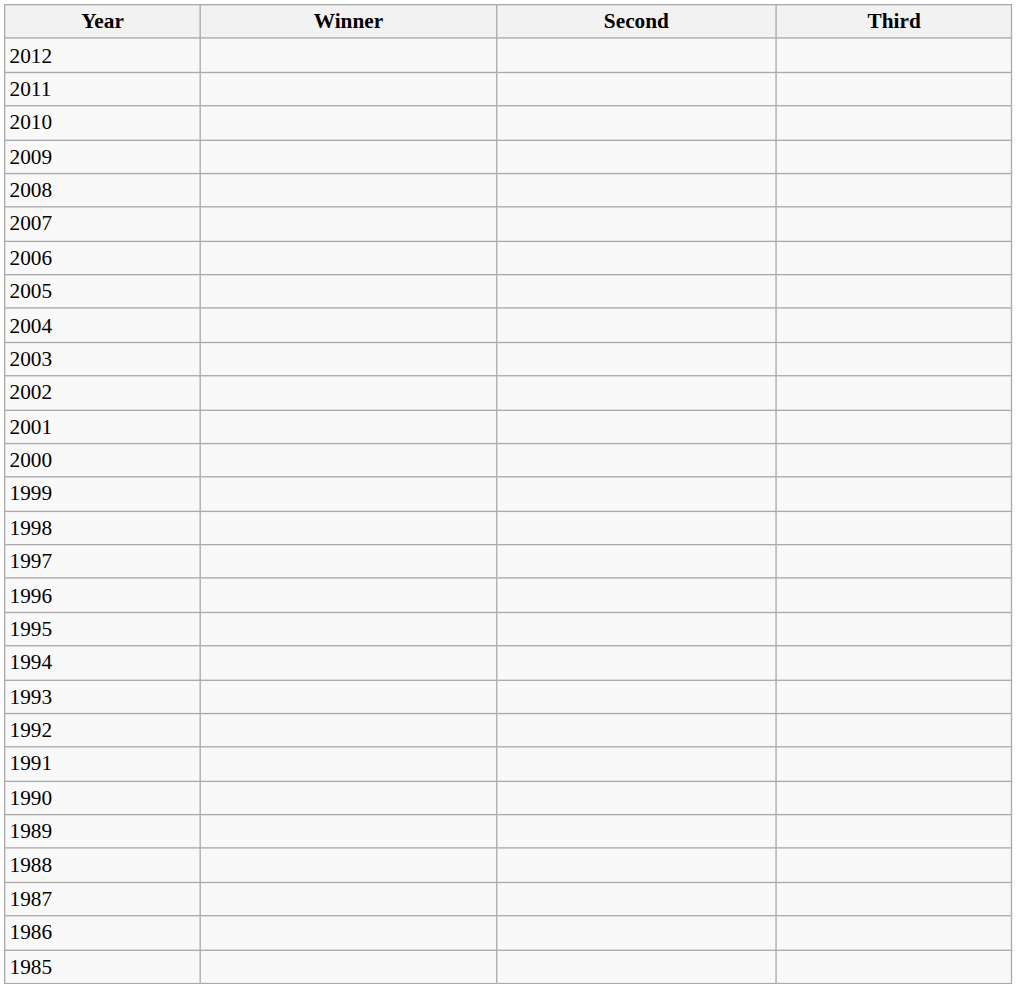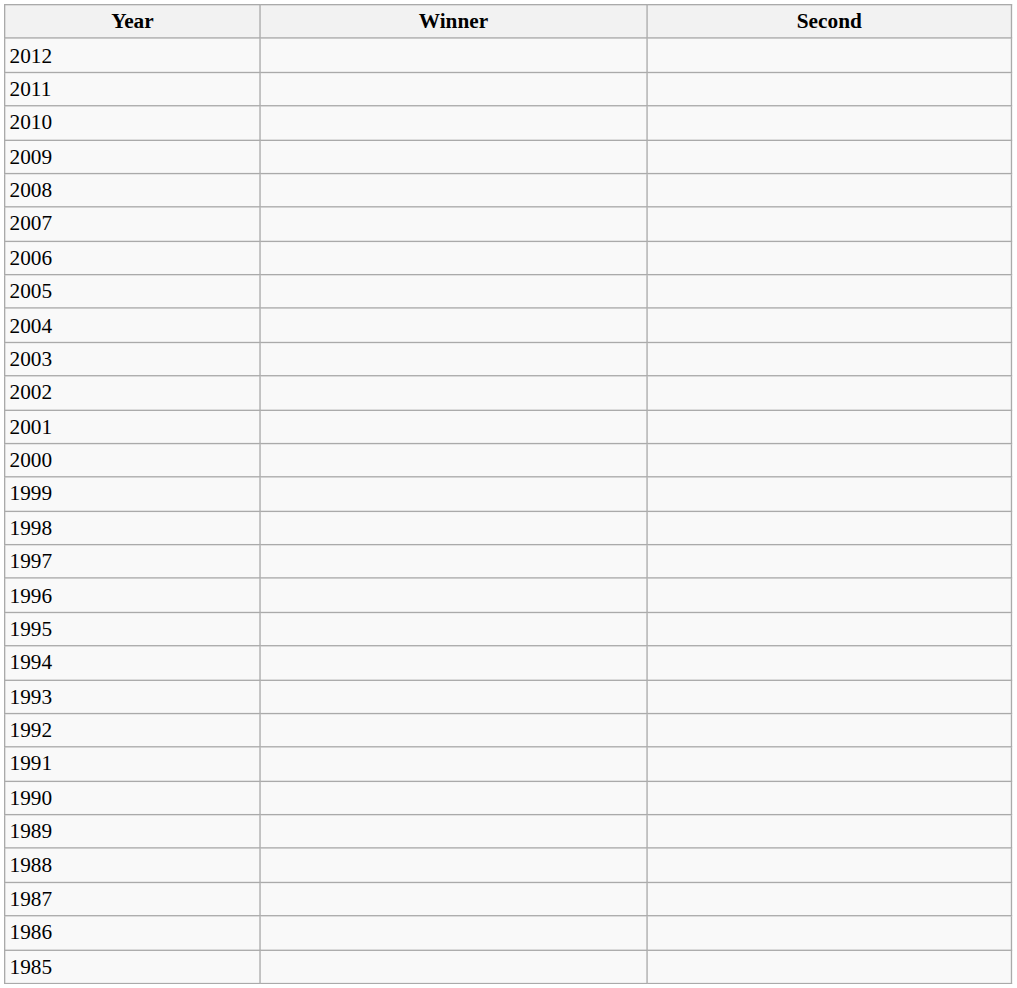- column: (894, 21)
